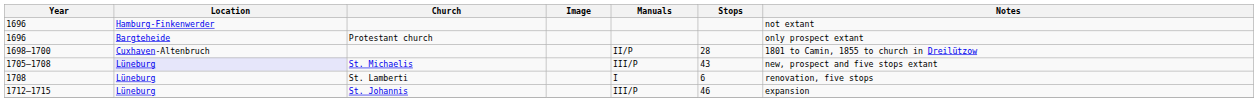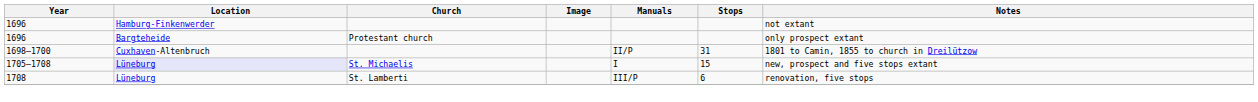(705, 51) 28 -> (705, 51) 31
(625, 64) III/P -> (615, 64) I
(705, 64) 43 -> (705, 64) 15
(615, 78) I -> (625, 78) III/P
- row: (28, 91)
